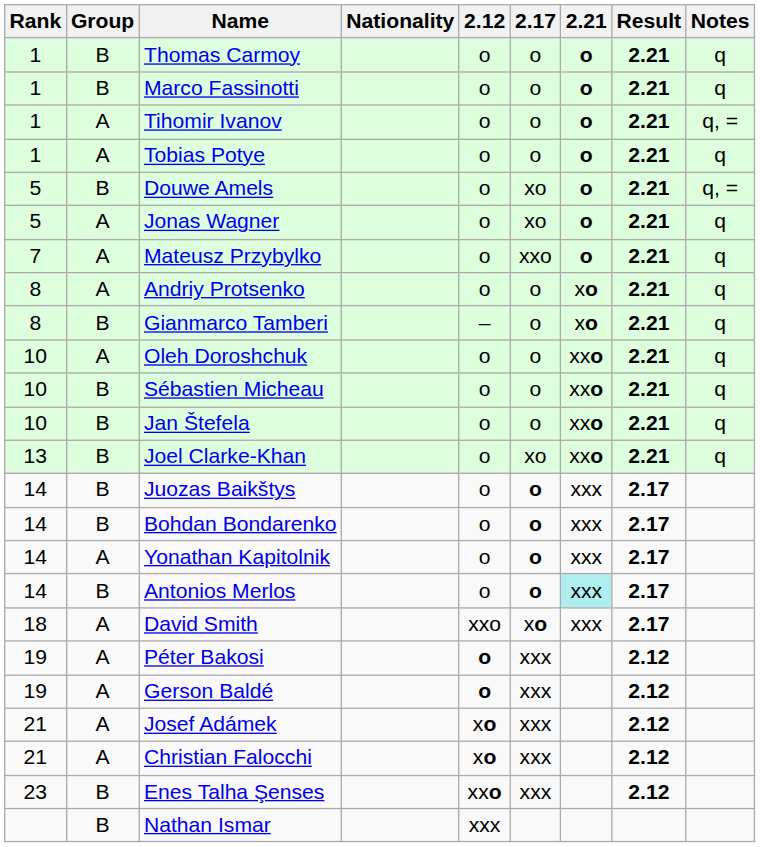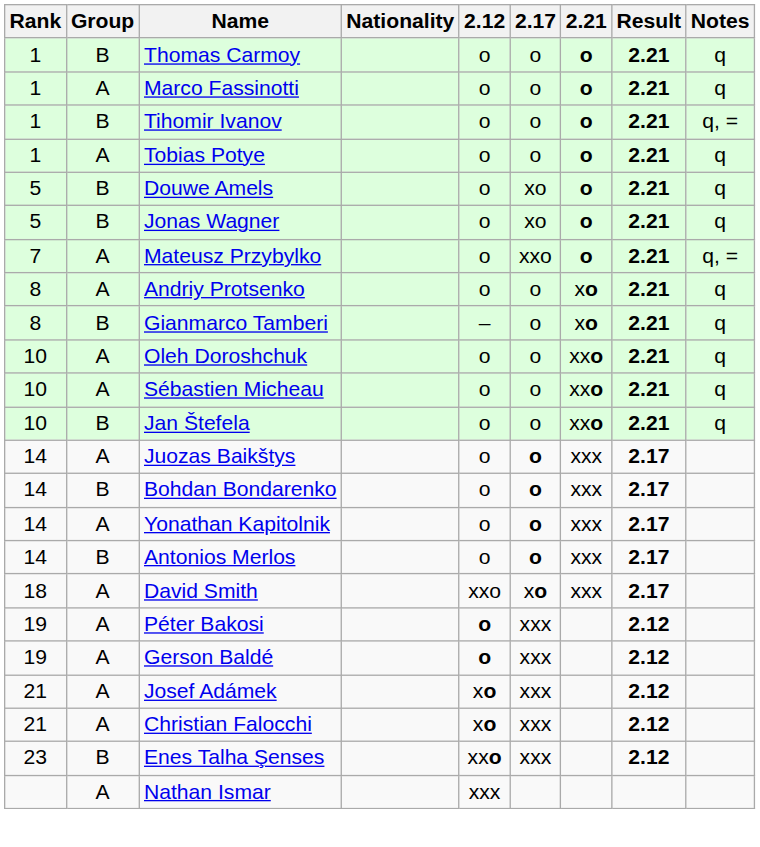(103, 88) B -> (103, 88) A
(103, 121) A -> (103, 121) B
(720, 188) q, = -> (720, 188) q
(103, 222) A -> (103, 222) B
(720, 255) q -> (720, 255) q, =
(103, 389) B -> (103, 389) A
- row: (225, 456)
(103, 490) B -> (103, 456) A
(586, 590) paleturquoise background -> (586, 557) no background
(103, 825) B -> (103, 791) A
